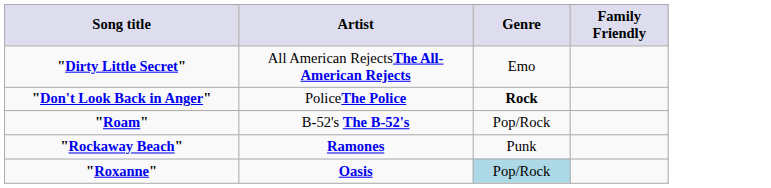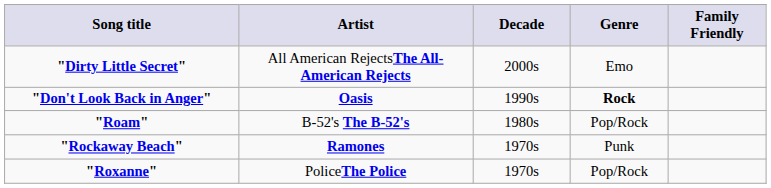+ column: (522, 25)
(356, 98) PoliceThe Police -> (356, 98) Oasis
(356, 170) Oasis -> (356, 170) PoliceThe Police
(522, 170) lightblue background -> (619, 170) no background
